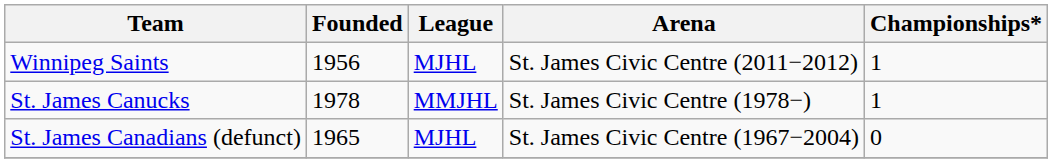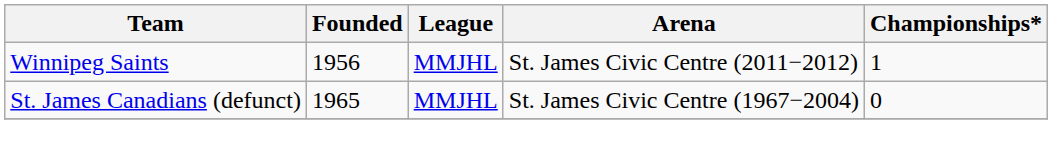(445, 61) MJHL -> (456, 61) MMJHL
- row: (100, 99)
(445, 137) MJHL -> (456, 99) MMJHL
